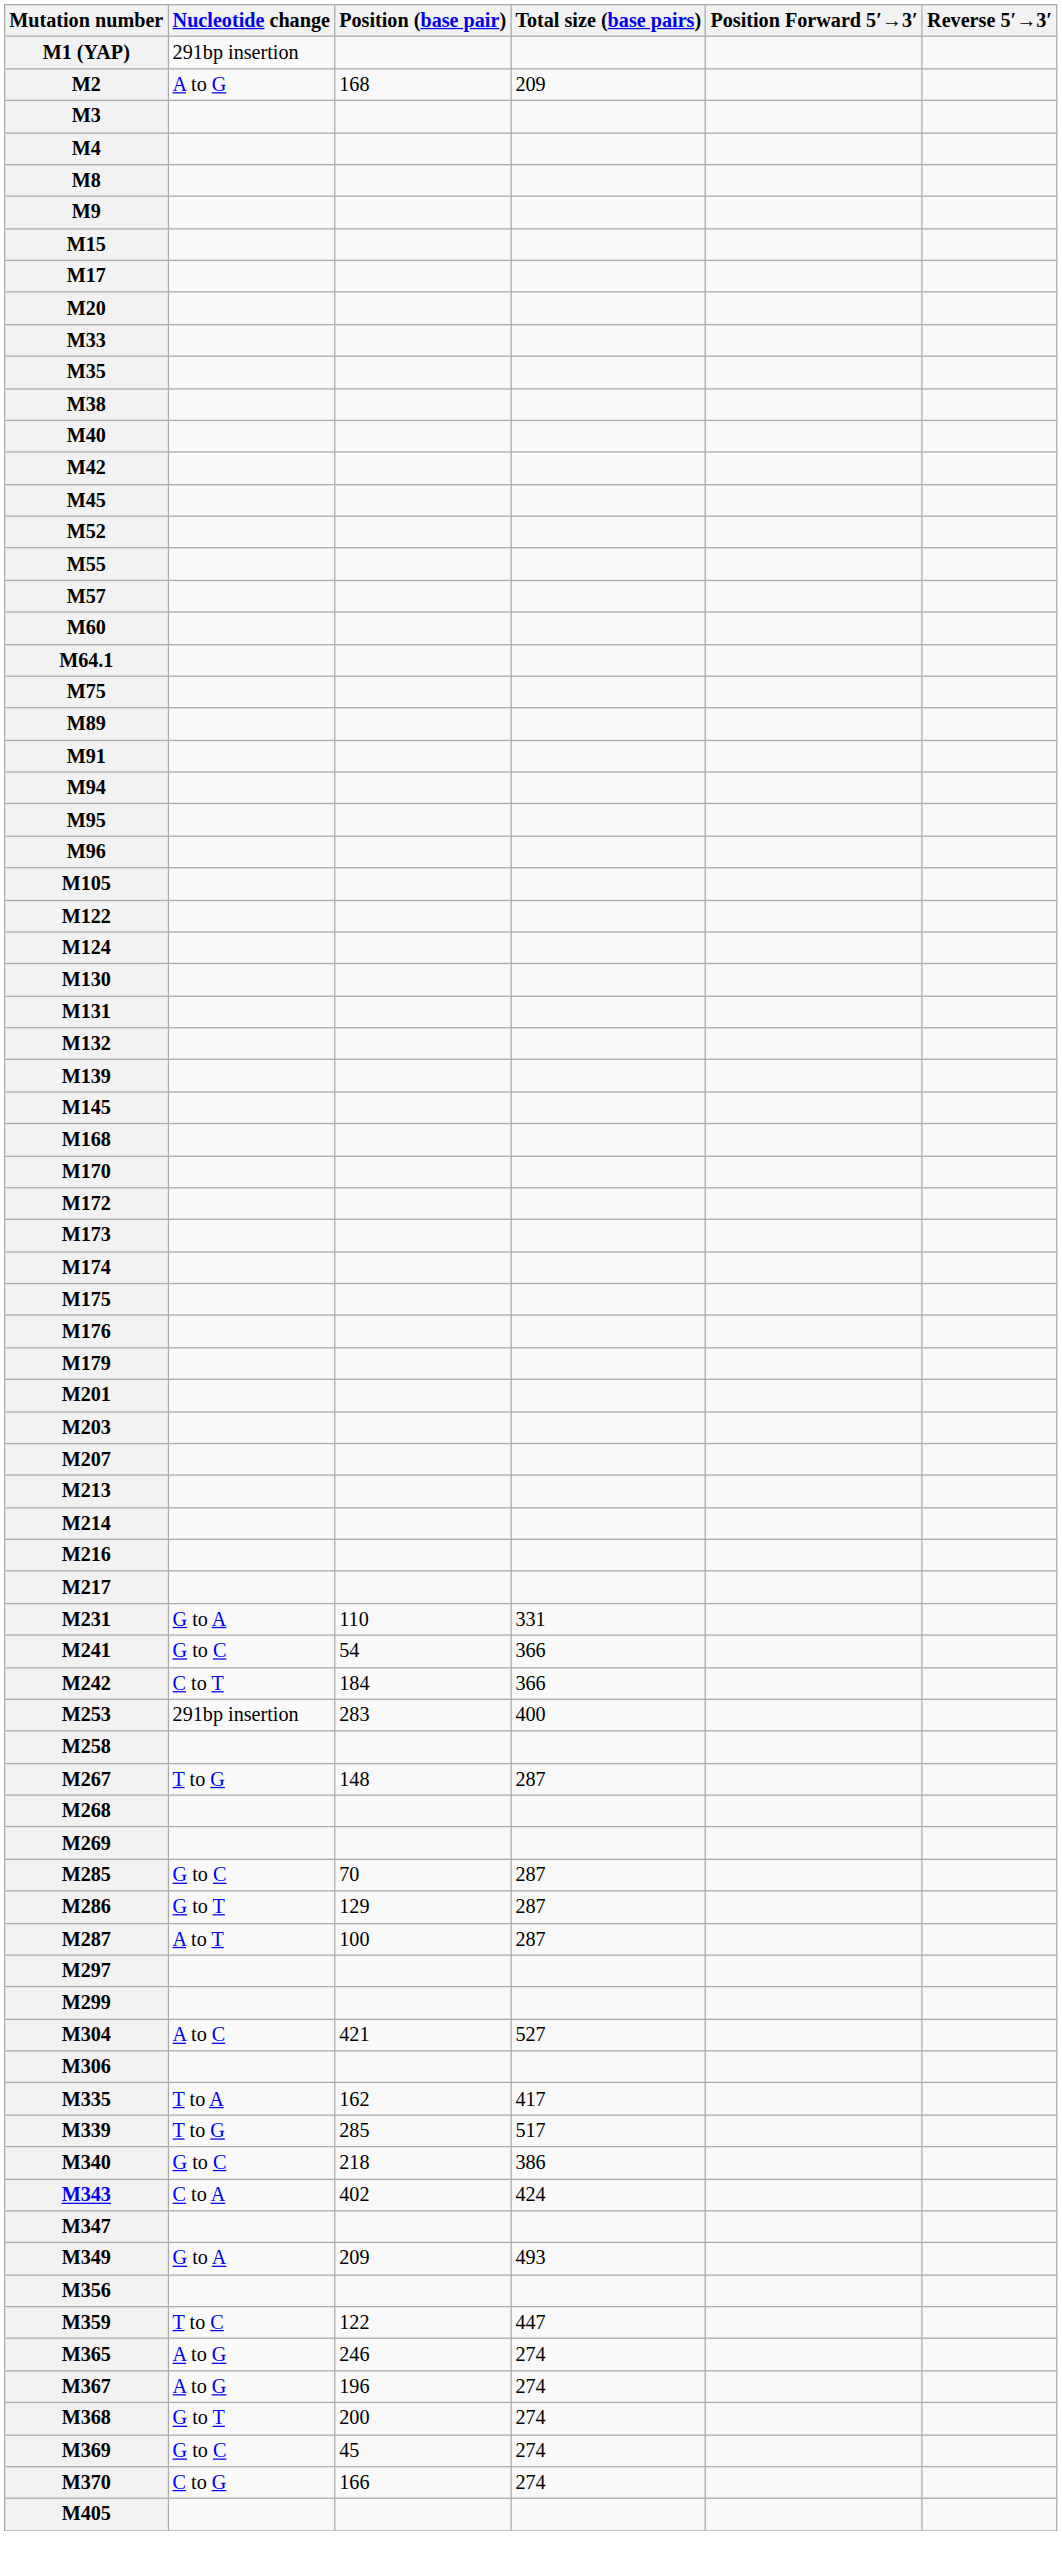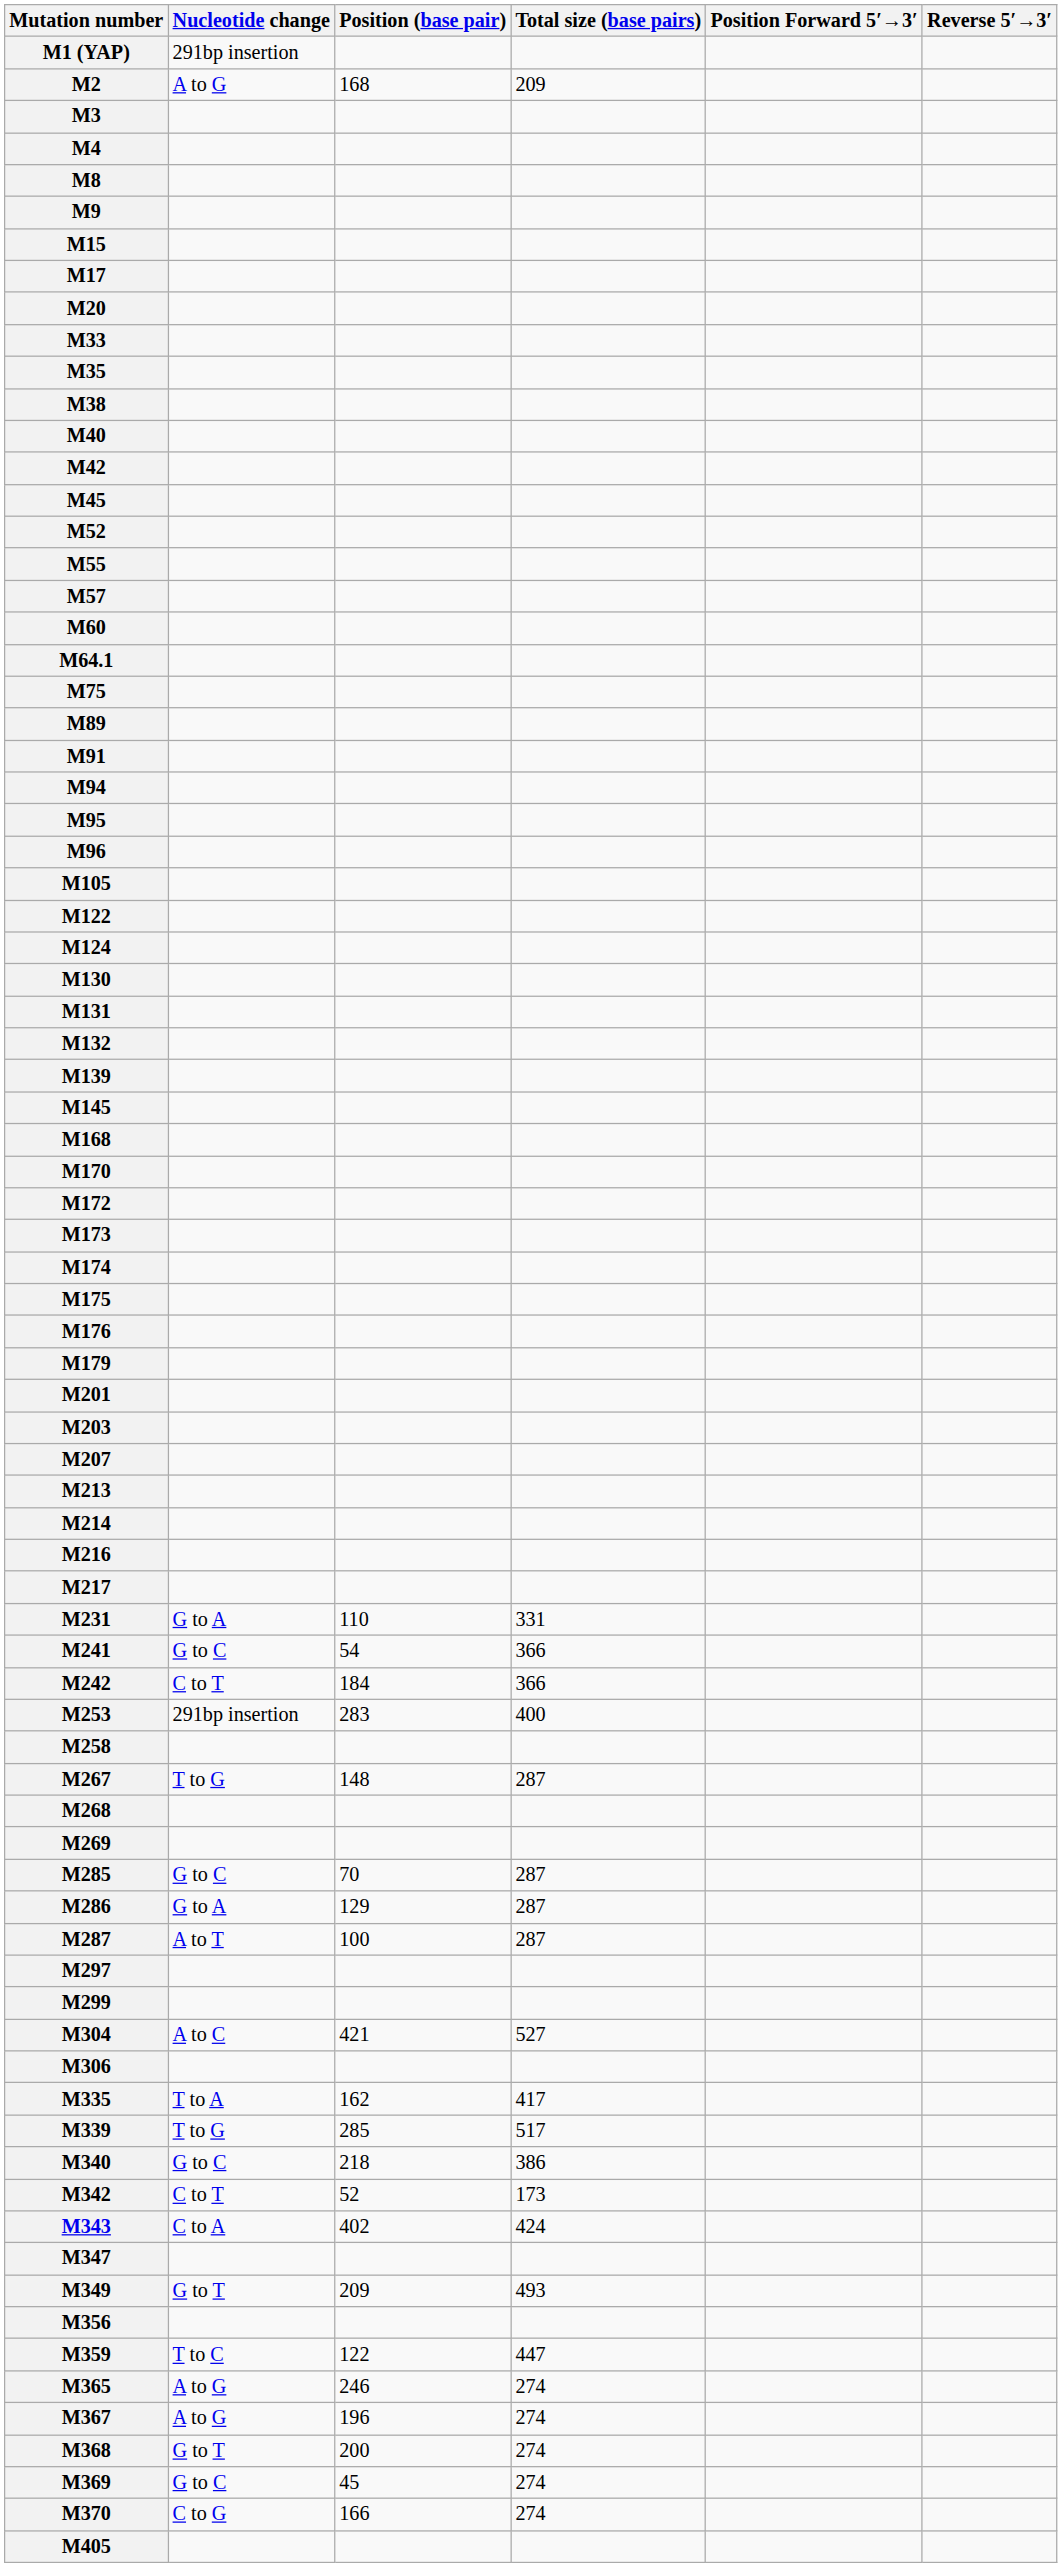(199, 1906) G to T -> (199, 1906) G to A
+ row: (86, 2194)
(199, 2258) G to A -> (199, 2290) G to T
